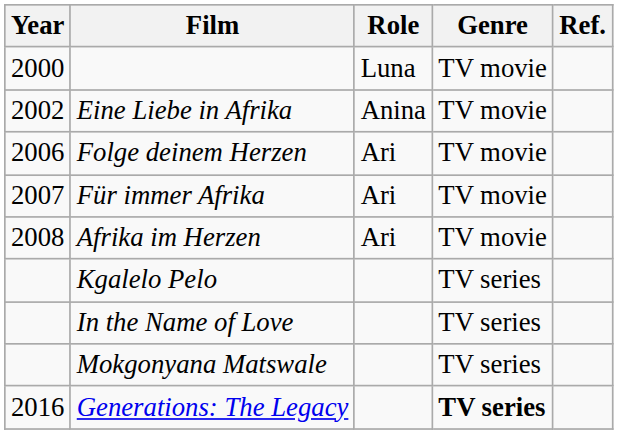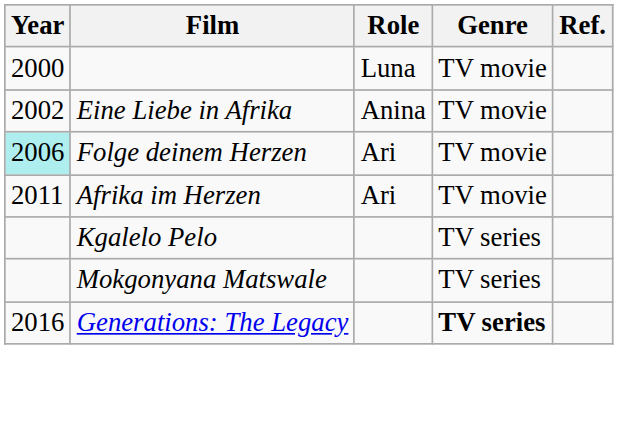(38, 152) no background -> (38, 152) paleturquoise background
- row: (171, 195)
(38, 237) 2008 -> (37, 195) 2011
- row: (185, 322)
